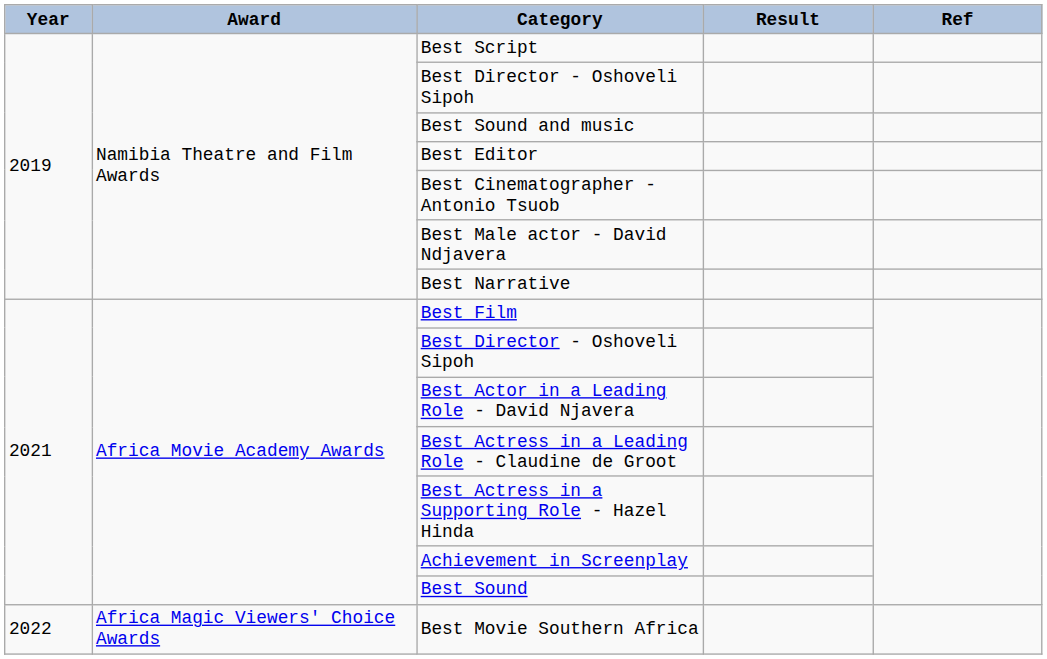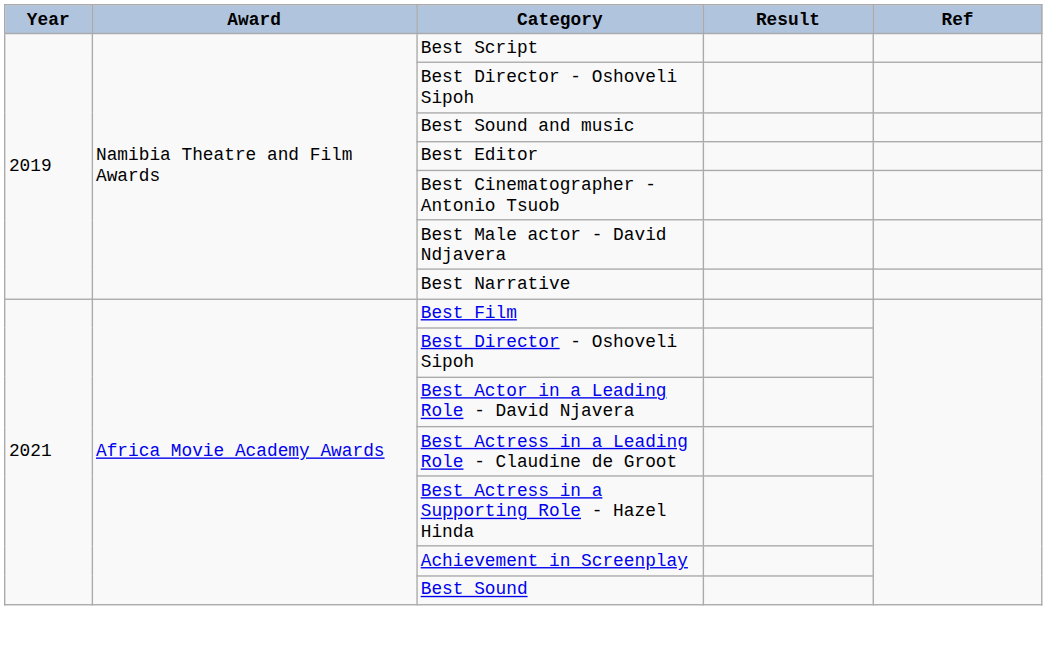- row: (30, 629)
